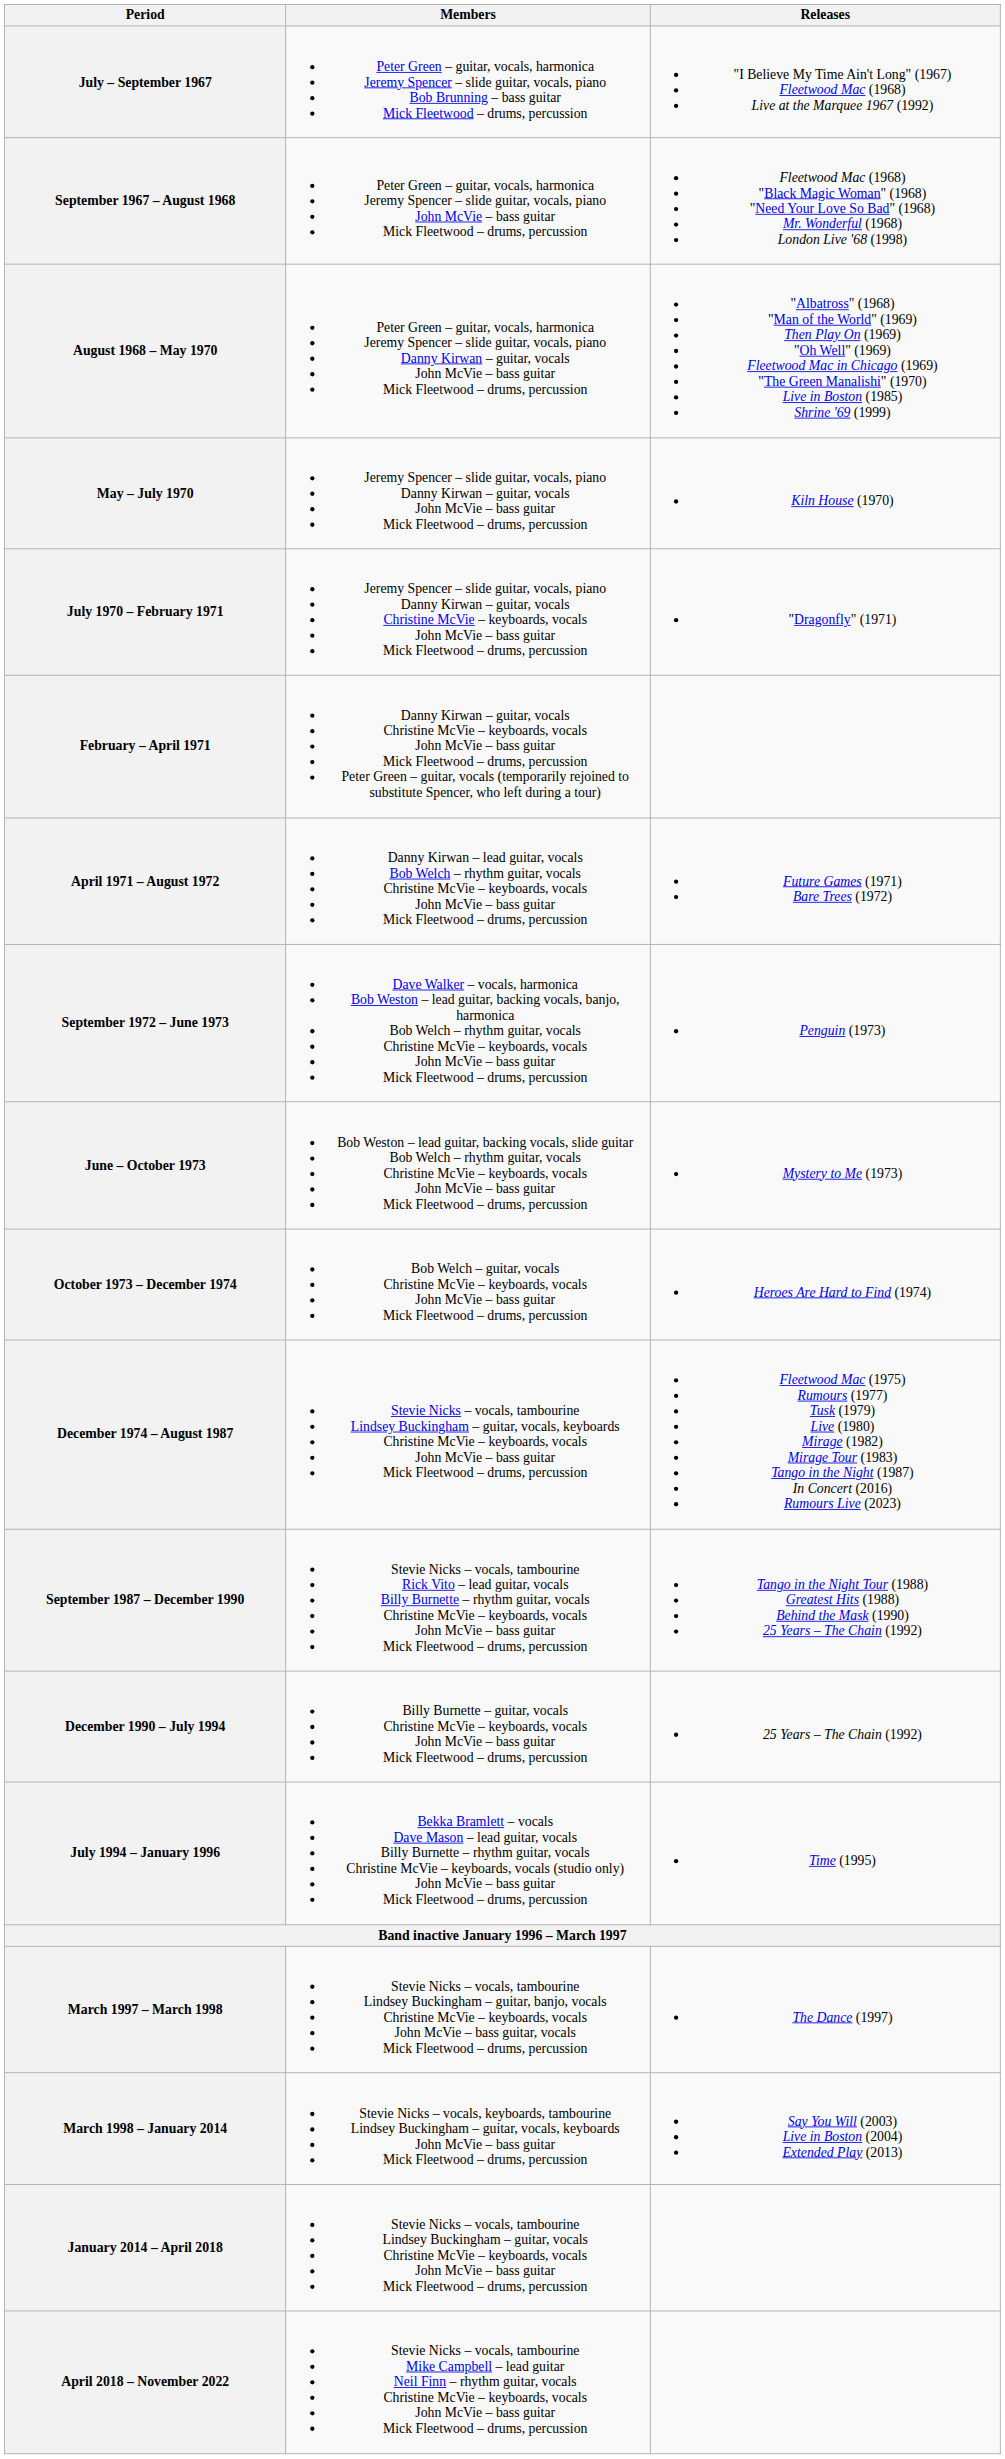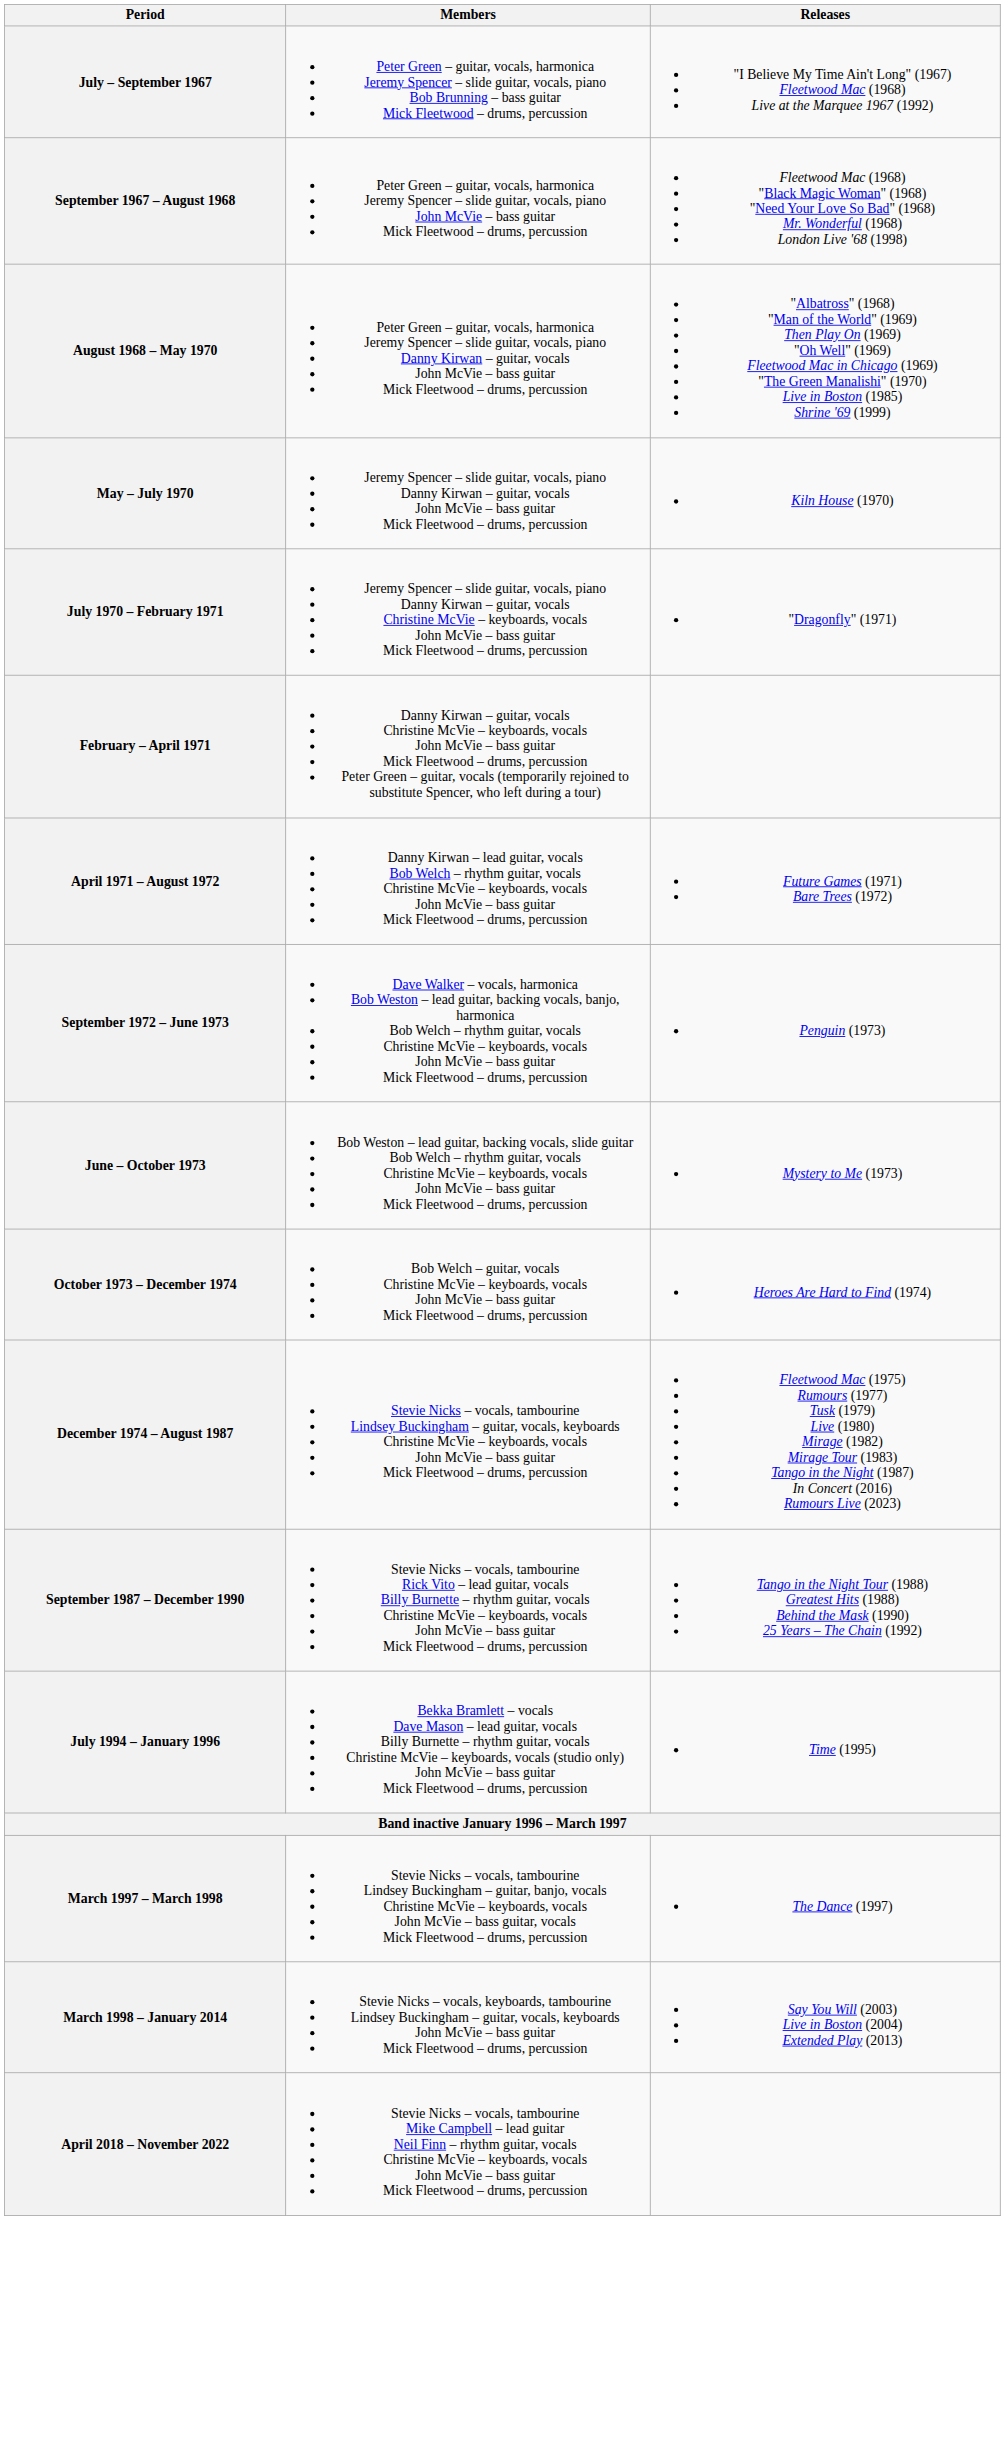- row: (145, 1726)
- row: (145, 2247)
